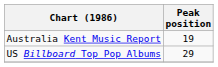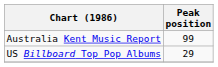(188, 39) 19 -> (188, 39) 99
